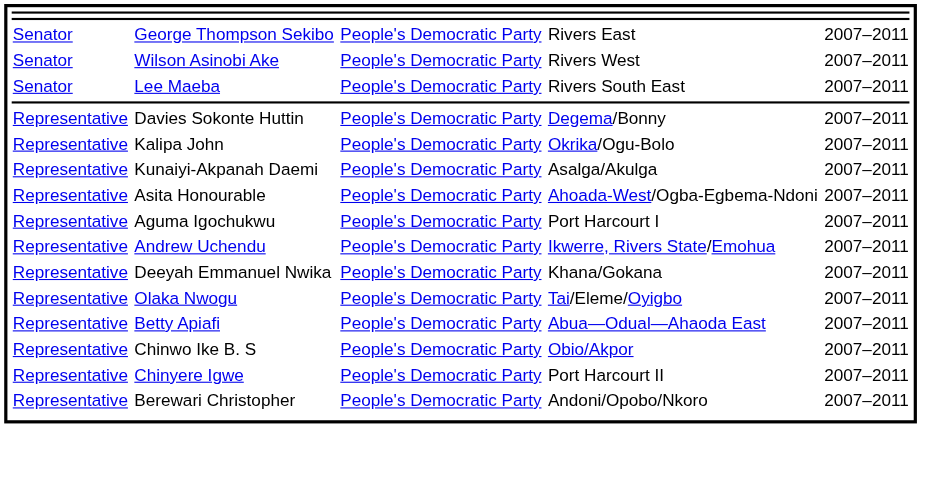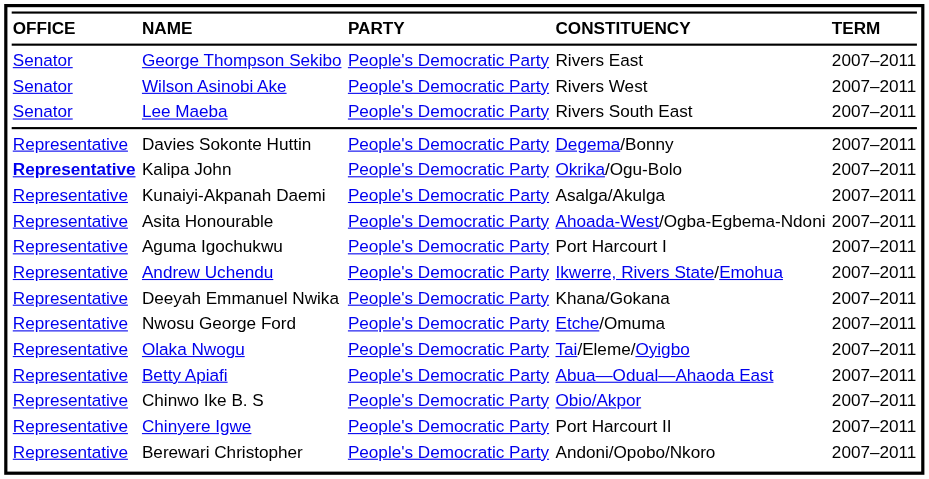+ row: (167, 28)
(70, 144) normal -> (74, 169) bold
+ row: (219, 323)
